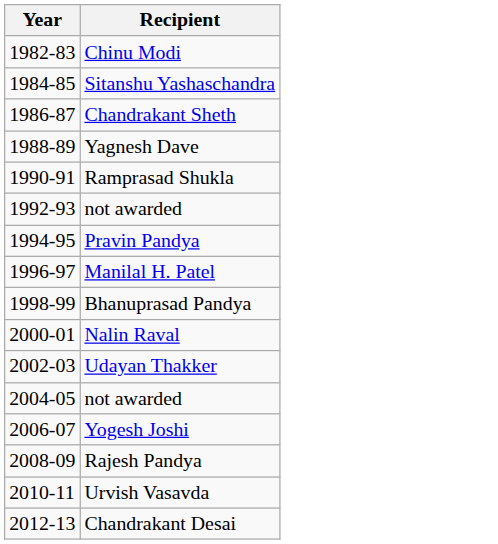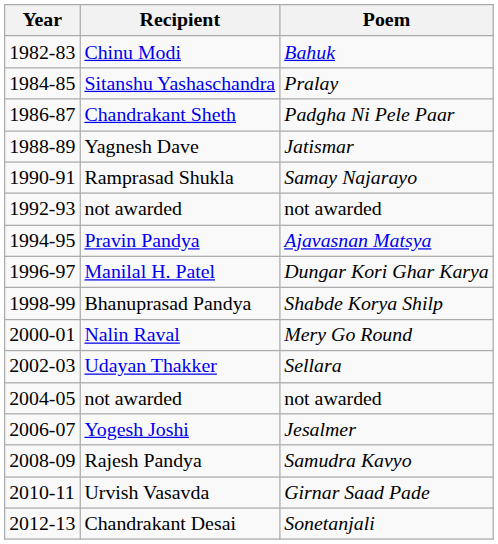+ column: (387, 20)
